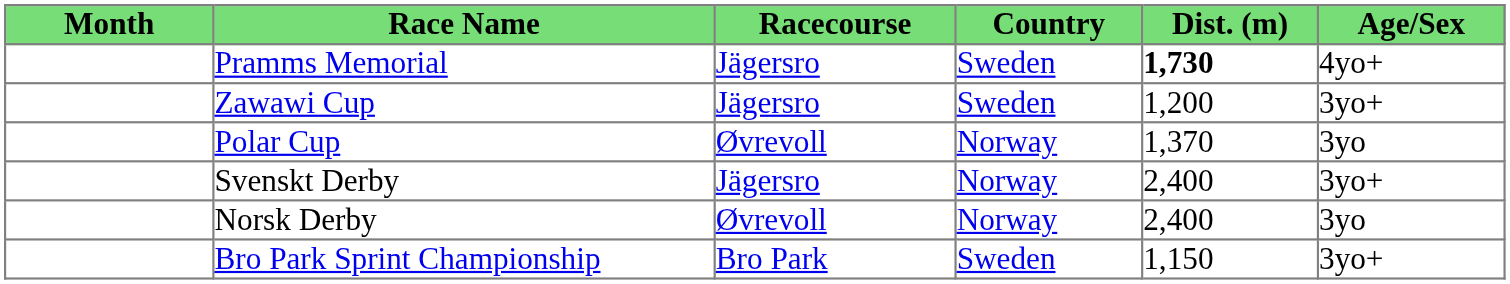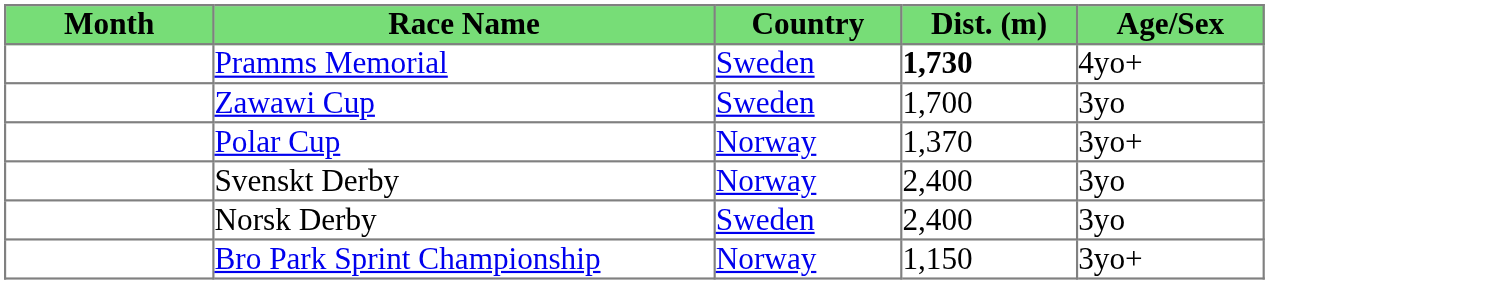- column: (835, 24)
(1178, 102) 1,200 -> (938, 102) 1,700
(1351, 102) 3yo+ -> (1102, 102) 3yo
(1342, 141) 3yo -> (1110, 141) 3yo+
(1351, 180) 3yo+ -> (1102, 180) 3yo
(1007, 219) Norway -> (765, 219) Sweden
(1006, 258) Sweden -> (766, 258) Norway
